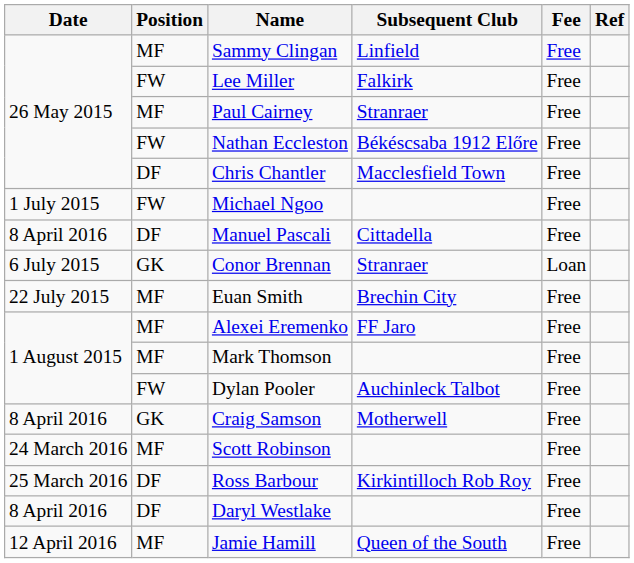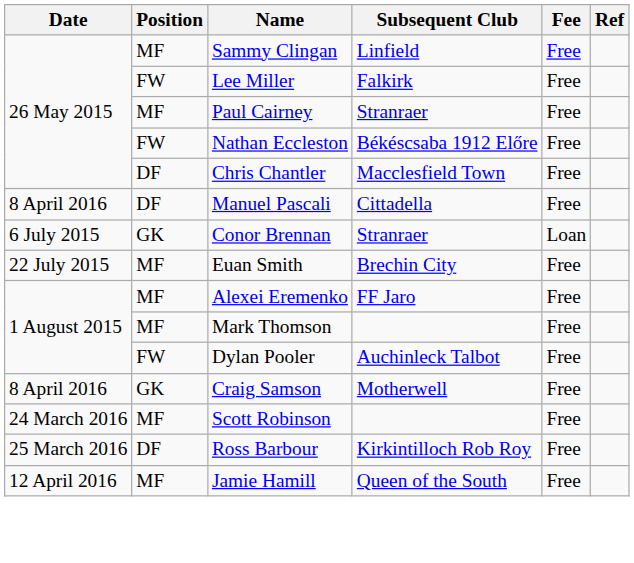- row: (268, 204)
- row: (271, 511)
